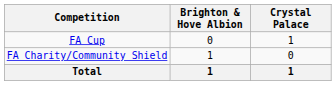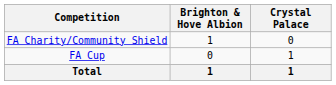rows swapped: (87, 40) <-> (87, 56)
